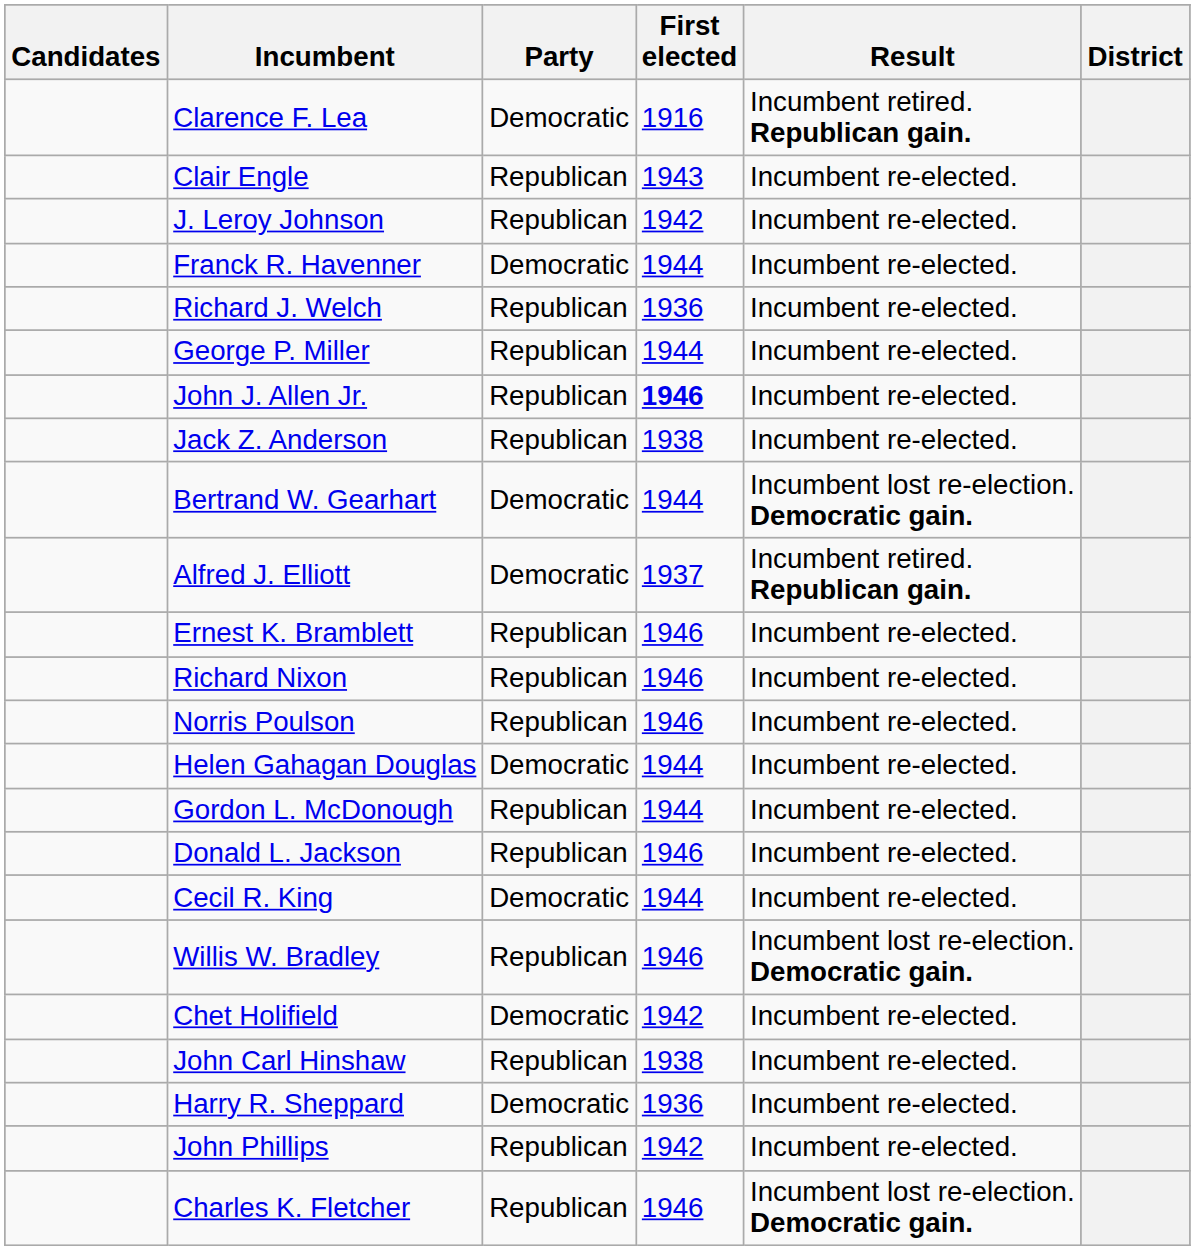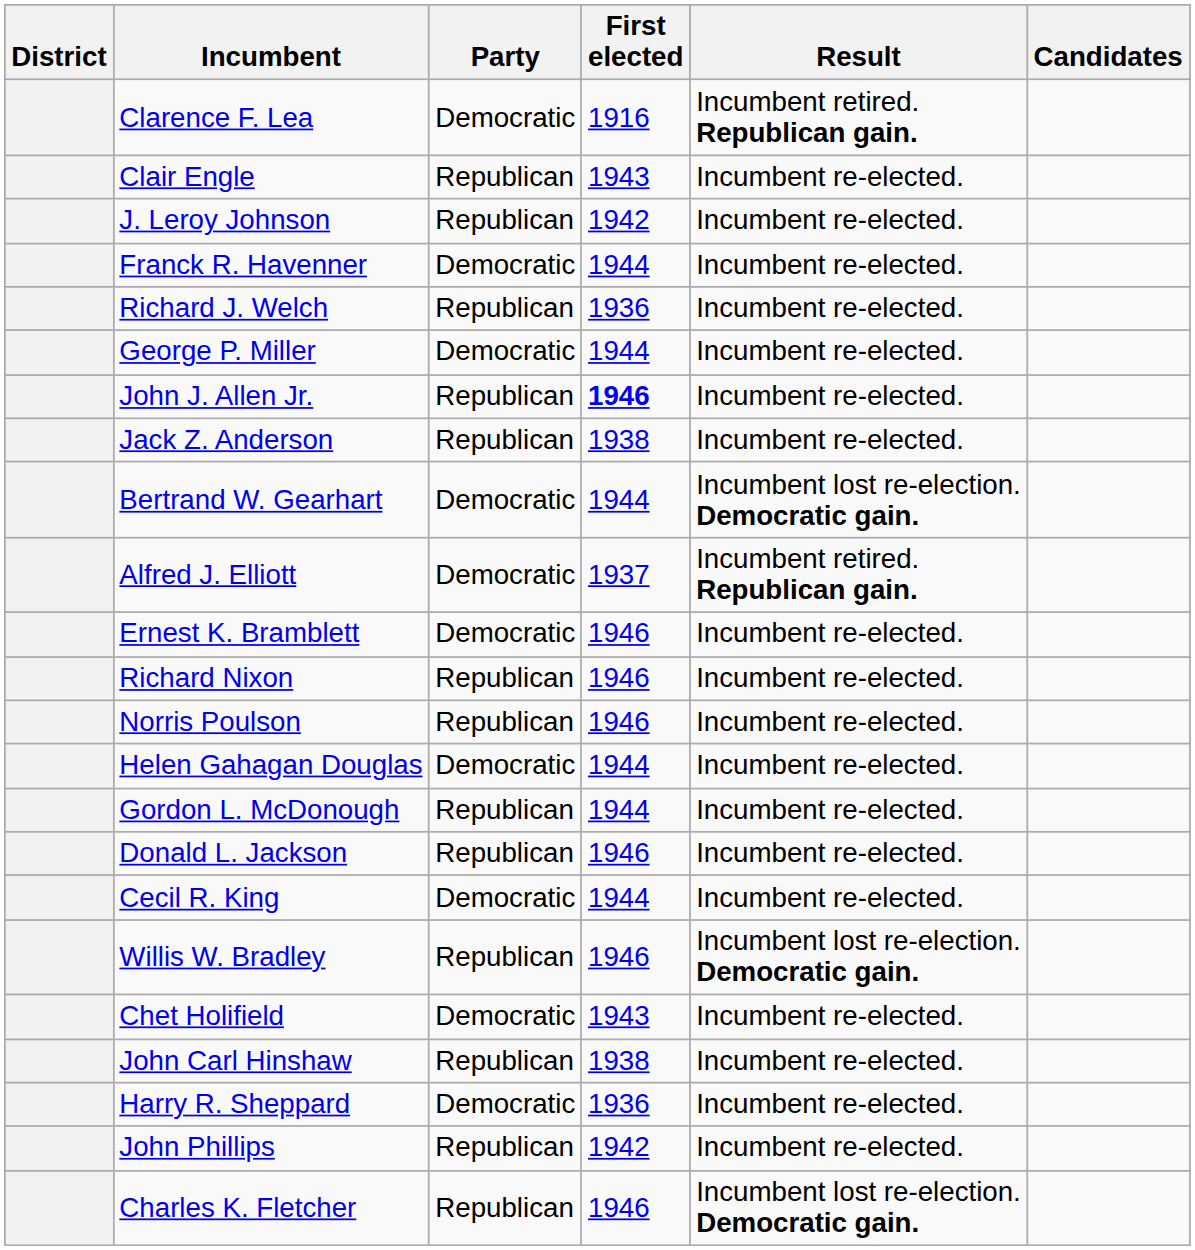columns swapped: (1135, 57) <-> (86, 57)
(558, 352) Republican -> (505, 352) Democratic
(558, 633) Republican -> (505, 633) Democratic
(673, 1016) 1942 -> (619, 1016) 1943
